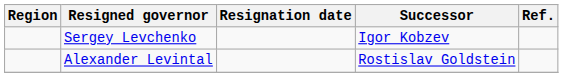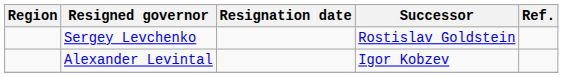(404, 38) Igor Kobzev -> (437, 38) Rostislav Goldstein
(437, 61) Rostislav Goldstein -> (404, 61) Igor Kobzev
